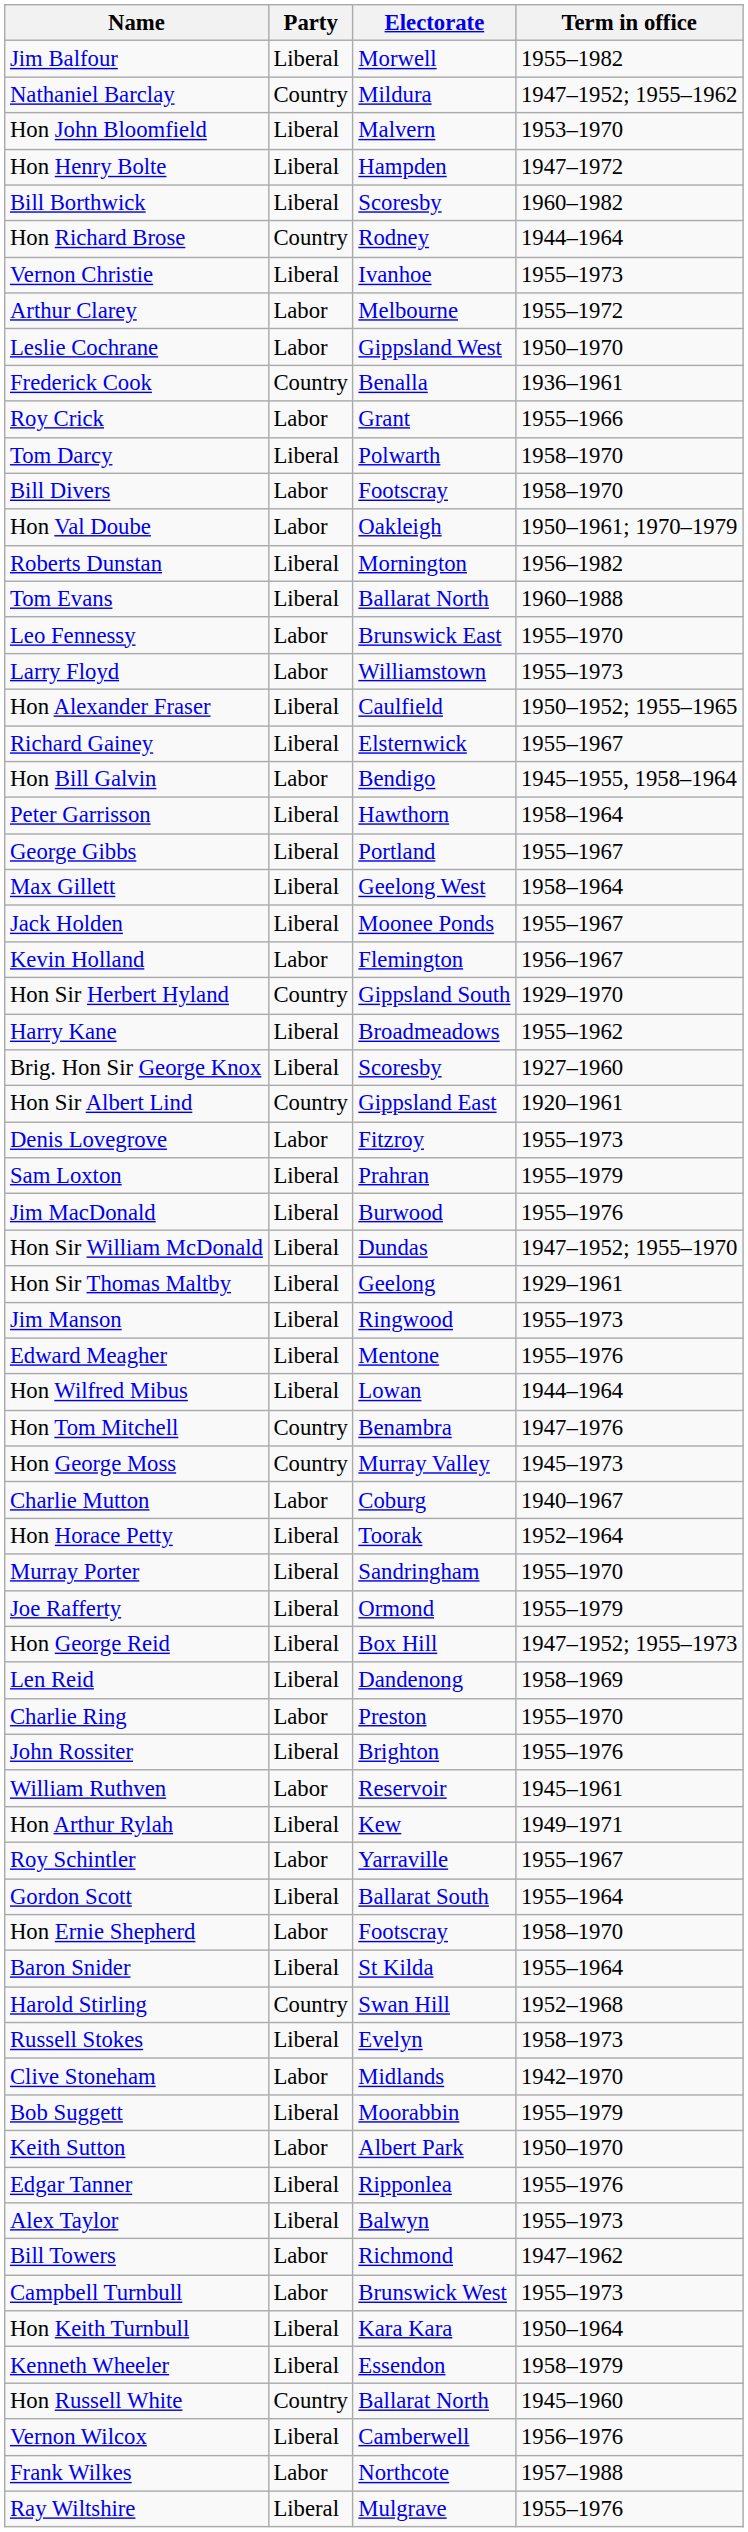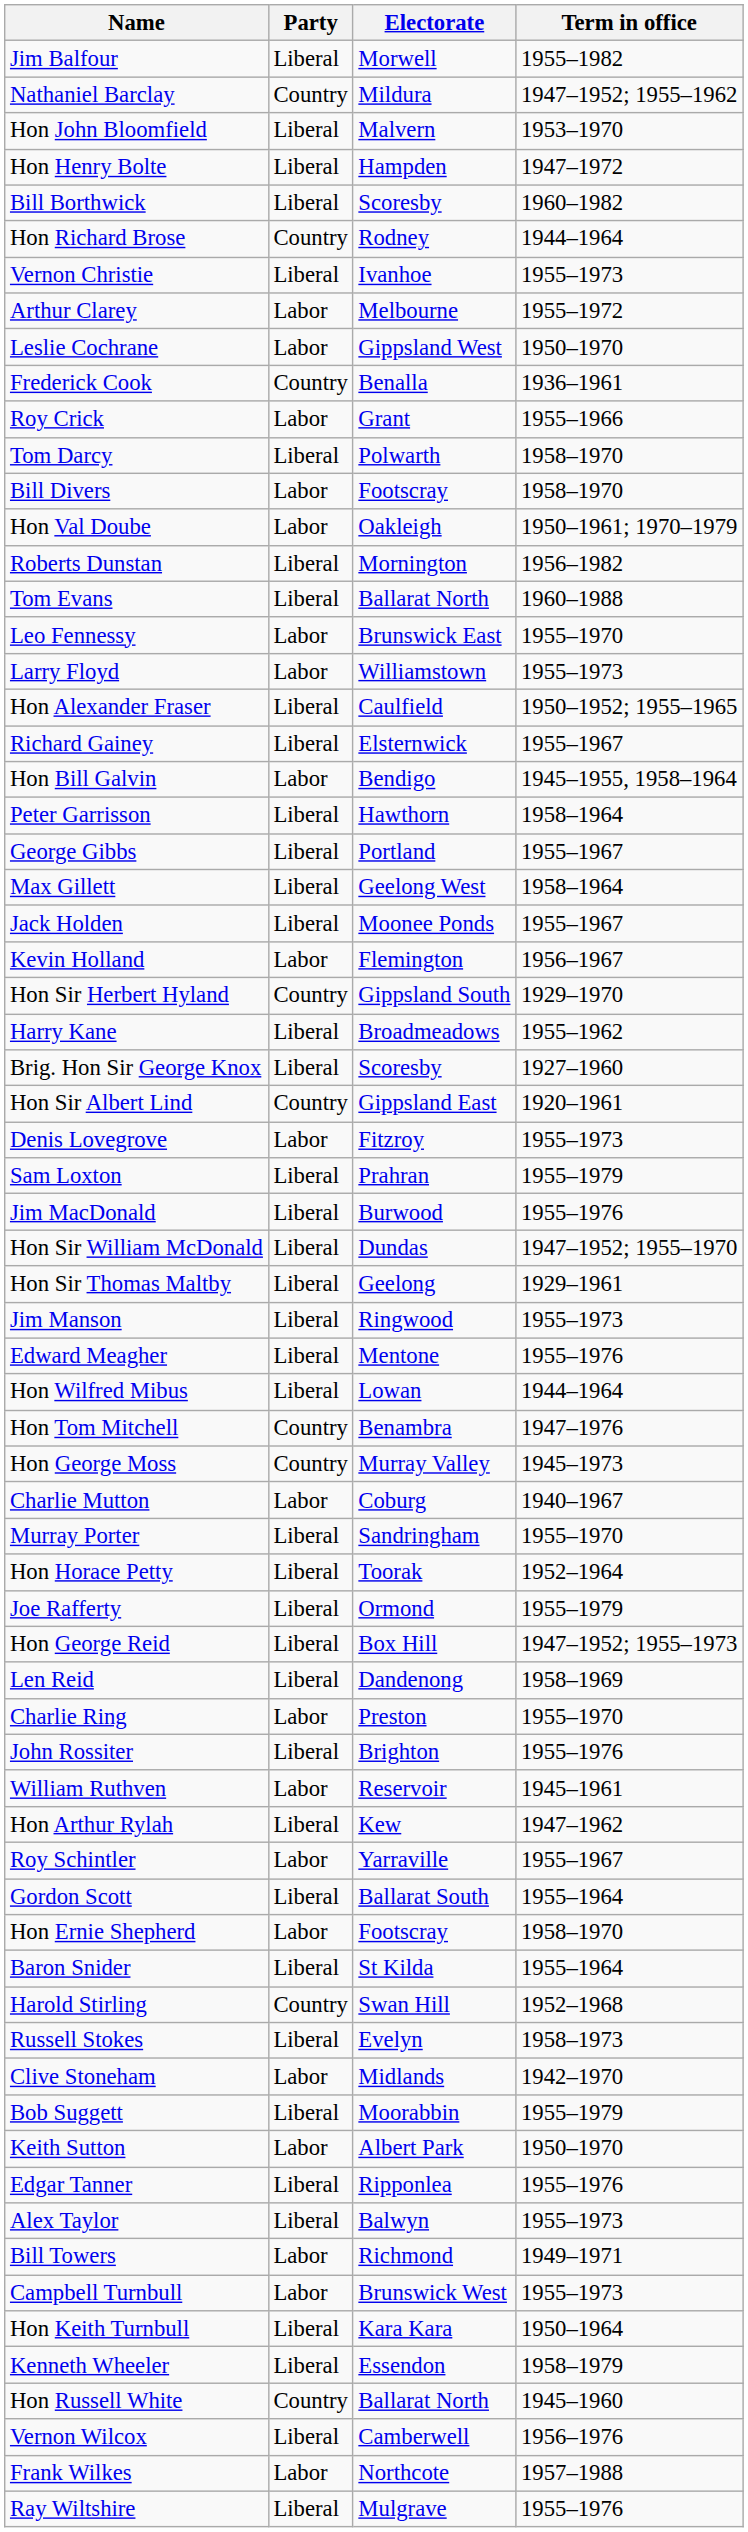rows swapped: (91, 1535) <-> (75, 1571)
(572, 1824) 1949–1971 -> (572, 1824) 1947–1962
(572, 2256) 1947–1962 -> (572, 2256) 1949–1971
